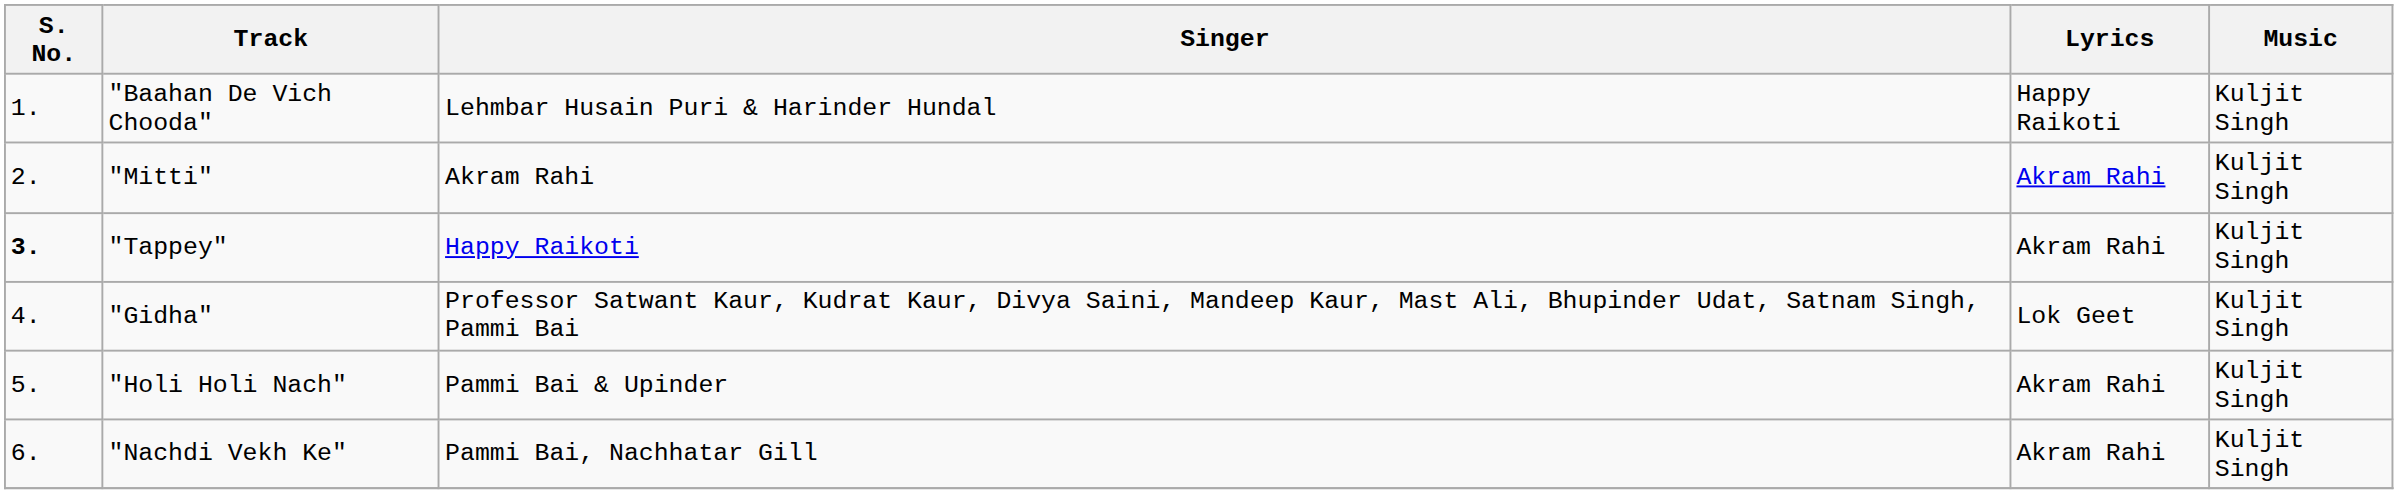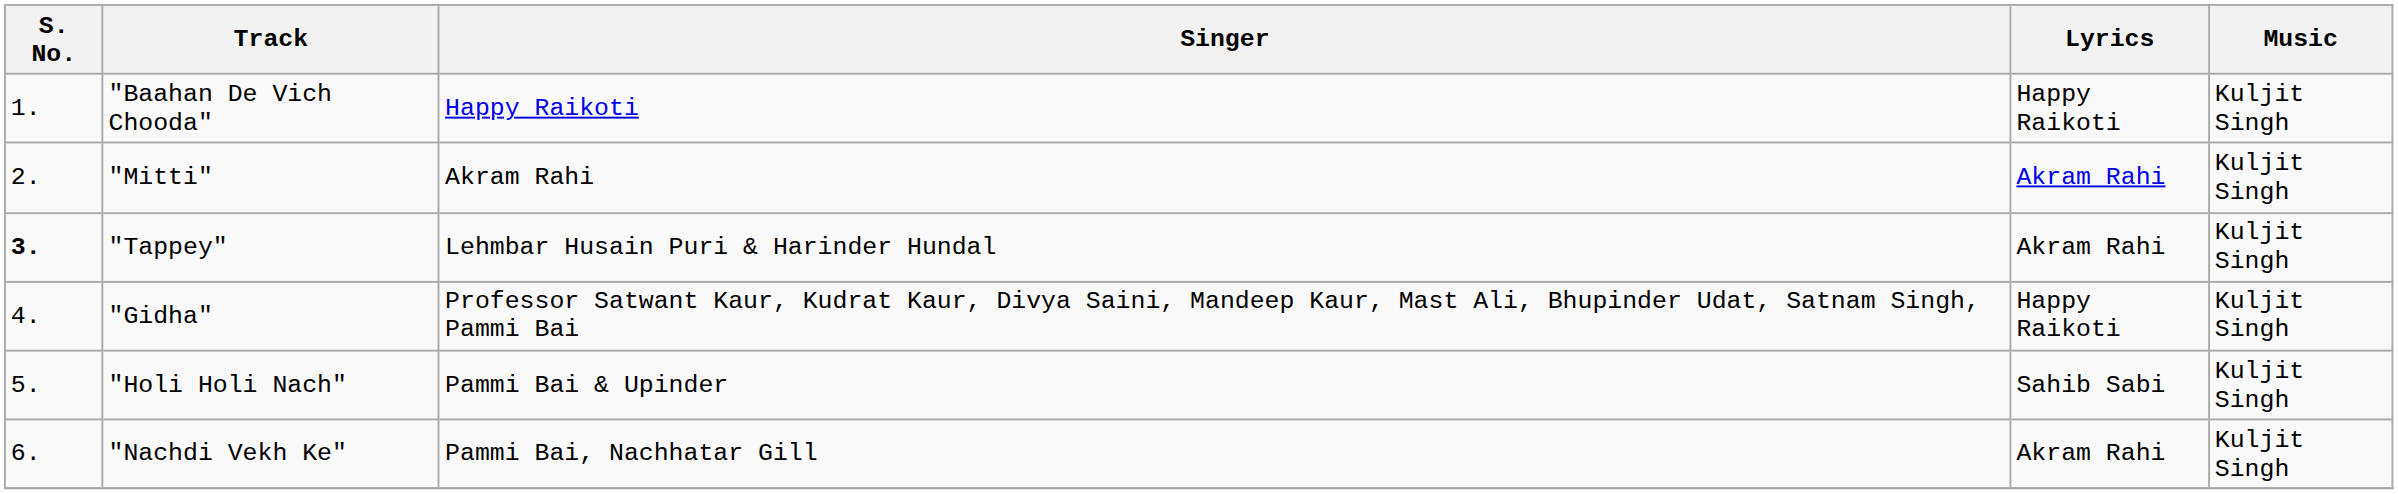(721, 109) Lehmbar Husain Puri & Harinder Hundal -> (542, 109) Happy Raikoti
(542, 247) Happy Raikoti -> (721, 247) Lehmbar Husain Puri & Harinder Hundal
(2076, 316) Lok Geet -> (2069, 316) Happy Raikoti
(2091, 385) Akram Rahi -> (2091, 385) Sahib Sabi
